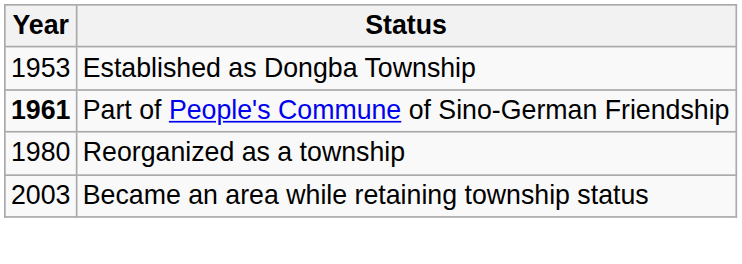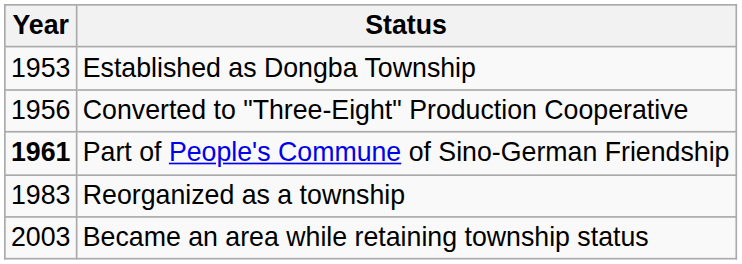+ row: (386, 110)
(41, 152) 1980 -> (41, 195) 1983
